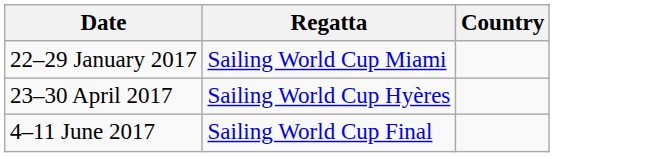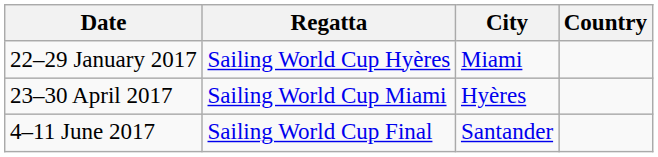+ column: (507, 22)
(327, 59) Sailing World Cup Miami -> (329, 59) Sailing World Cup Hyères
(329, 95) Sailing World Cup Hyères -> (327, 95) Sailing World Cup Miami
